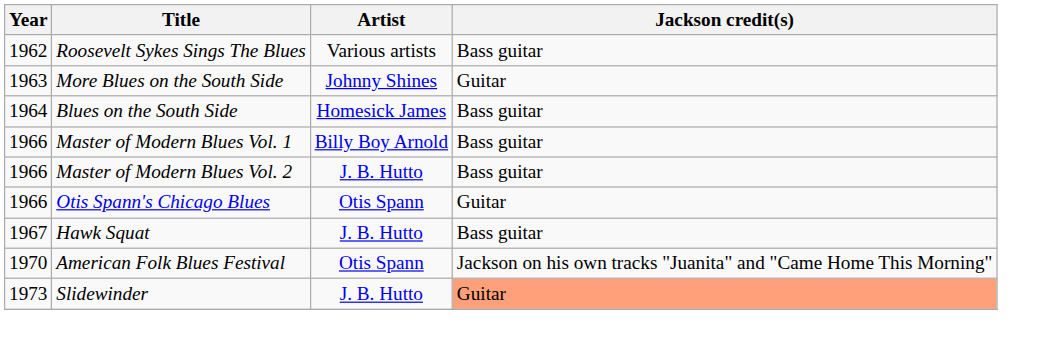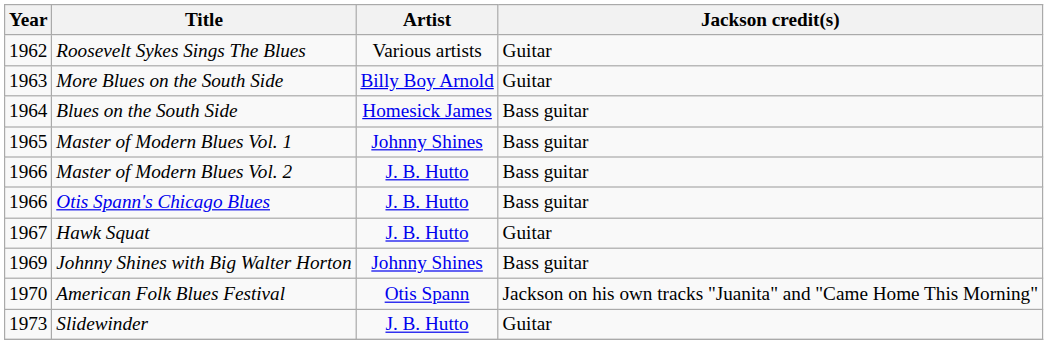(500, 50) Bass guitar -> (527, 50) Guitar
(381, 80) Johnny Shines -> (427, 80) Billy Boy Arnold
(28, 141) 1966 -> (28, 141) 1965
(381, 141) Billy Boy Arnold -> (427, 141) Johnny Shines
(381, 202) Otis Spann -> (427, 202) J. B. Hutto
(481, 202) Guitar -> (546, 202) Bass guitar
(500, 232) Bass guitar -> (527, 232) Guitar
+ row: (204, 263)
(481, 293) lightsalmon background -> (527, 324) no background
